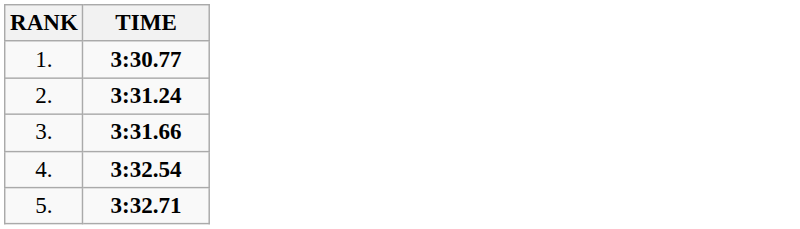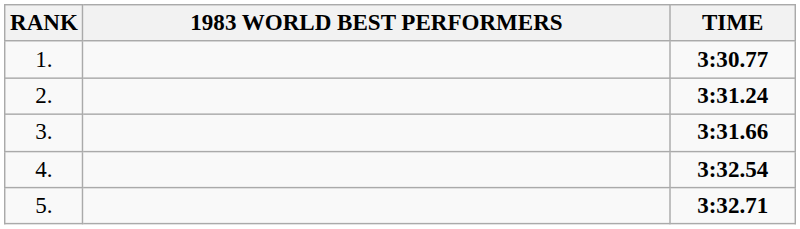+ column: (376, 22)
